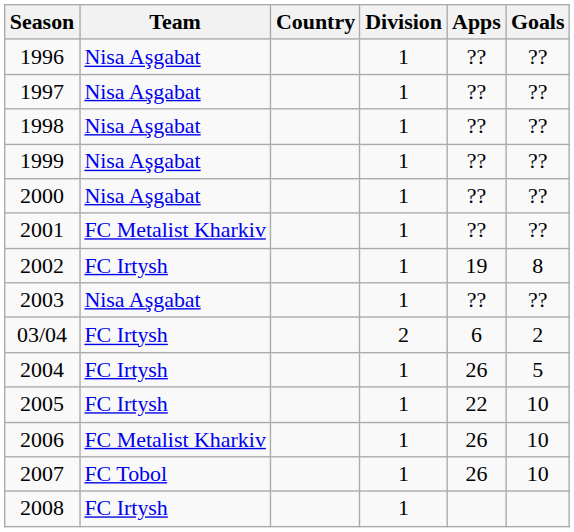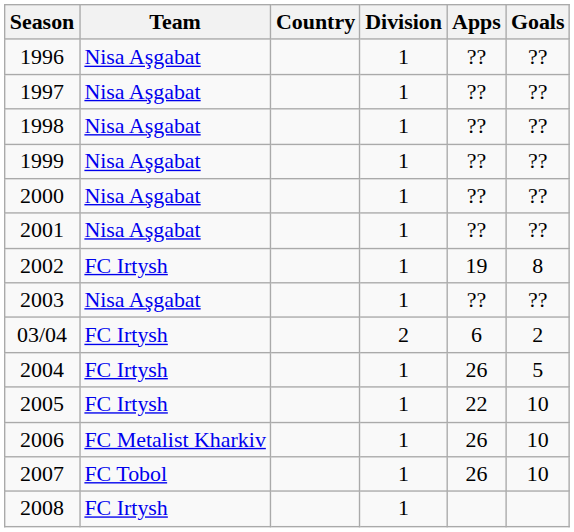(175, 230) FC Metalist Kharkiv -> (143, 230) Nisa Aşgabat
